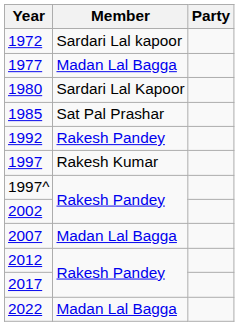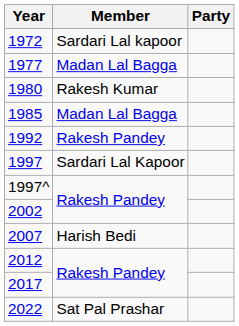(121, 89) Sardari Lal Kapoor -> (107, 89) Rakesh Kumar
(110, 114) Sat Pal Prashar -> (117, 114) Madan Lal Bagga
(107, 162) Rakesh Kumar -> (121, 162) Sardari Lal Kapoor
(117, 235) Madan Lal Bagga -> (96, 235) Harish Bedi
(117, 308) Madan Lal Bagga -> (110, 308) Sat Pal Prashar
